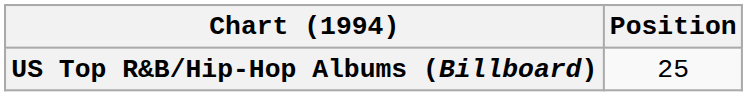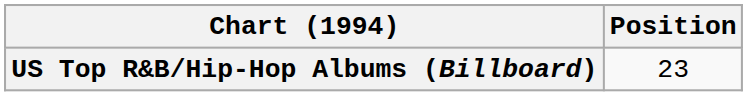(673, 70) 25 -> (673, 70) 23
